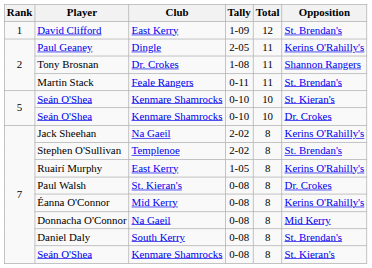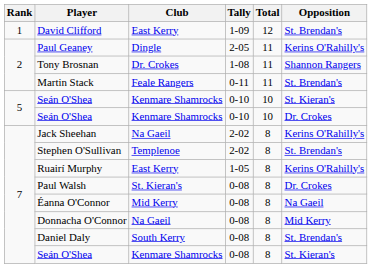(324, 202) Kerins O'Rahilly's -> (304, 202) Na Gaeil
